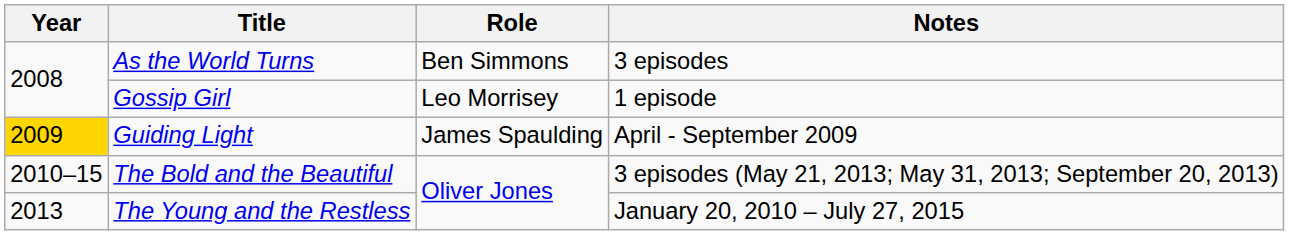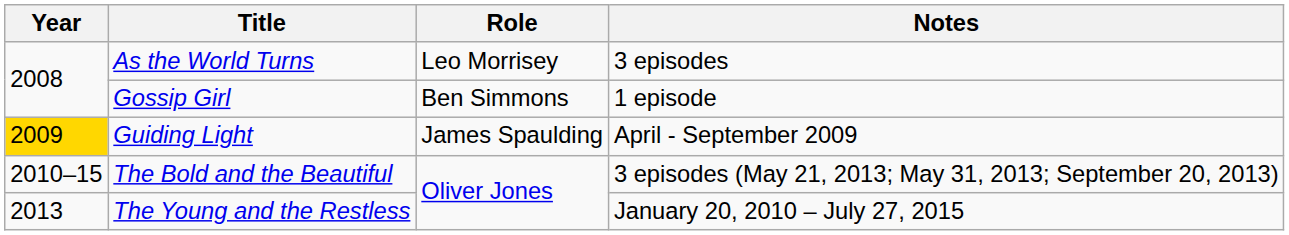(495, 60) Ben Simmons -> (490, 60) Leo Morrisey
(490, 98) Leo Morrisey -> (495, 98) Ben Simmons
